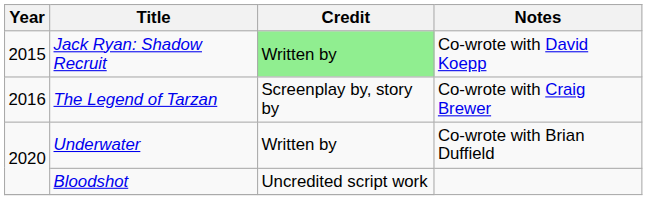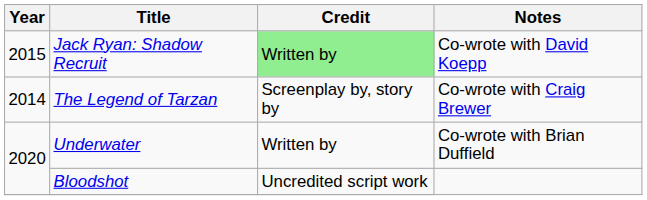(27, 99) 2016 -> (27, 99) 2014
